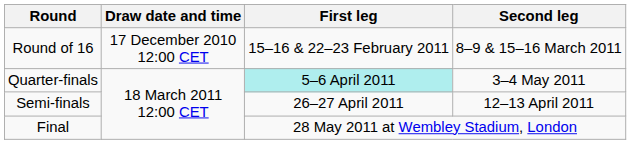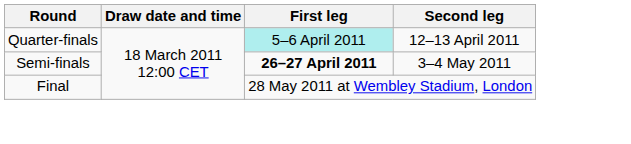- row: (53, 48)
(539, 80) 3–4 May 2011 -> (464, 39) 12–13 April 2011
(349, 103) normal -> (319, 63) bold
(539, 103) 12–13 April 2011 -> (464, 63) 3–4 May 2011
